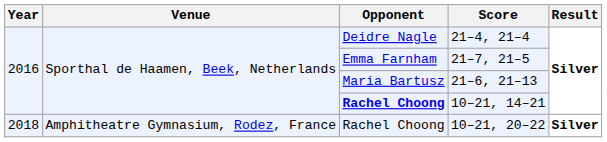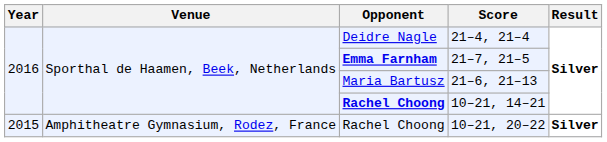(390, 59) normal -> (390, 59) bold
(23, 125) 2018 -> (23, 125) 2015
